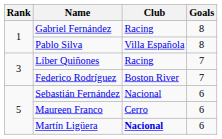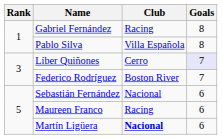(139, 61) Racing -> (136, 61) Cerro
(202, 61) no background -> (202, 61) lavender background
(136, 110) Cerro -> (139, 110) Racing
